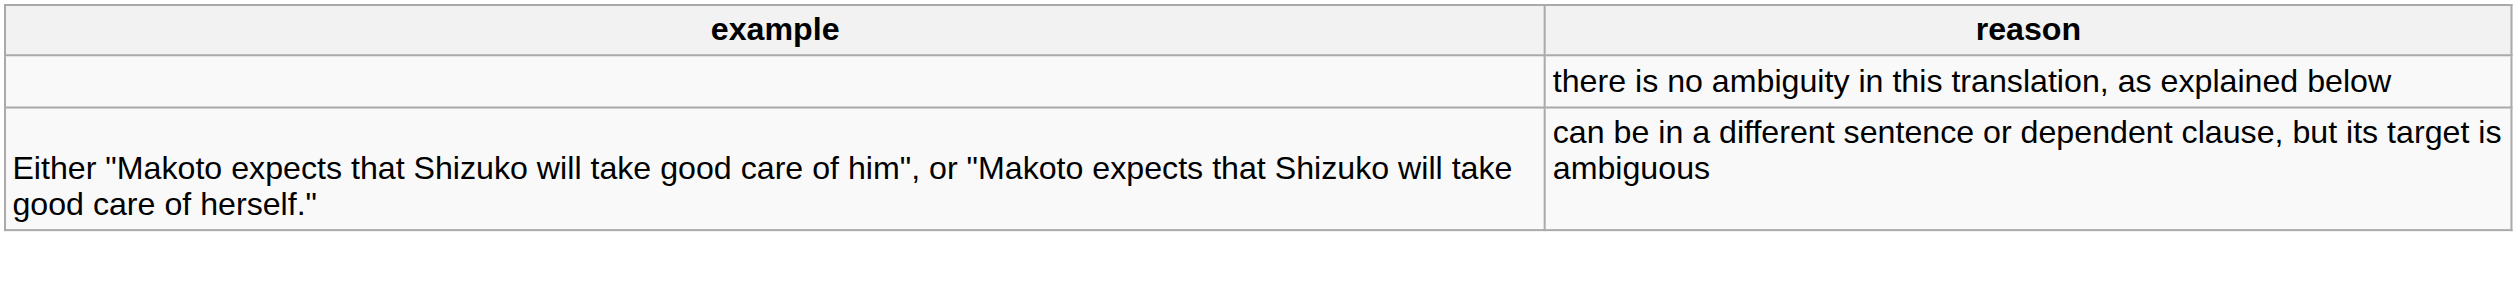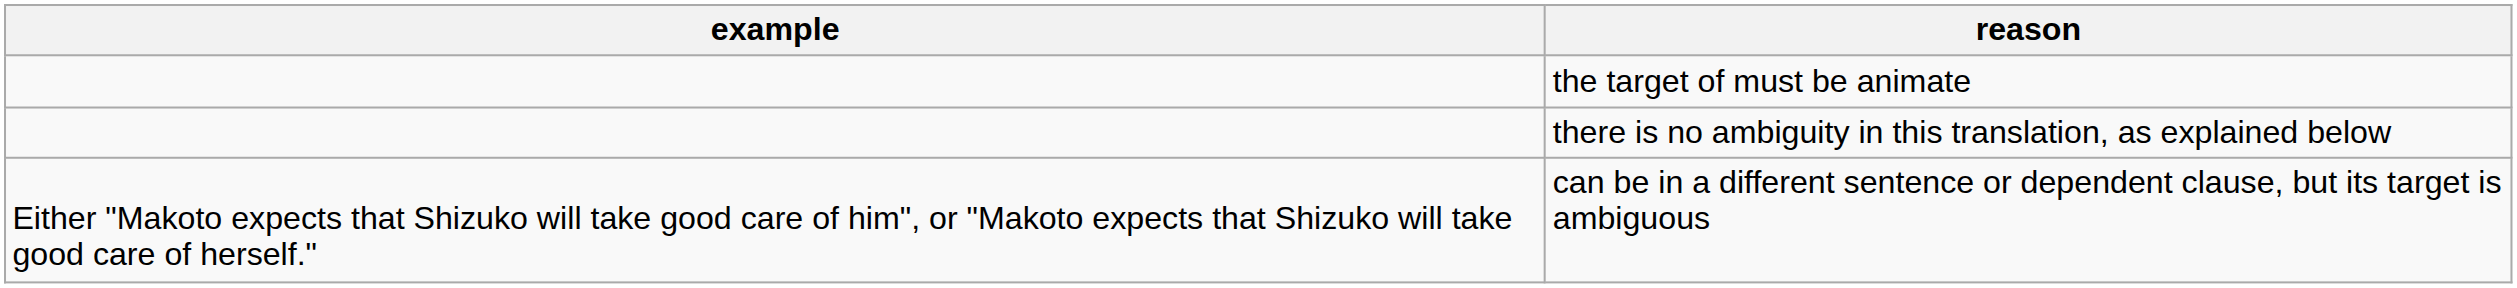+ row: (1762, 81)
